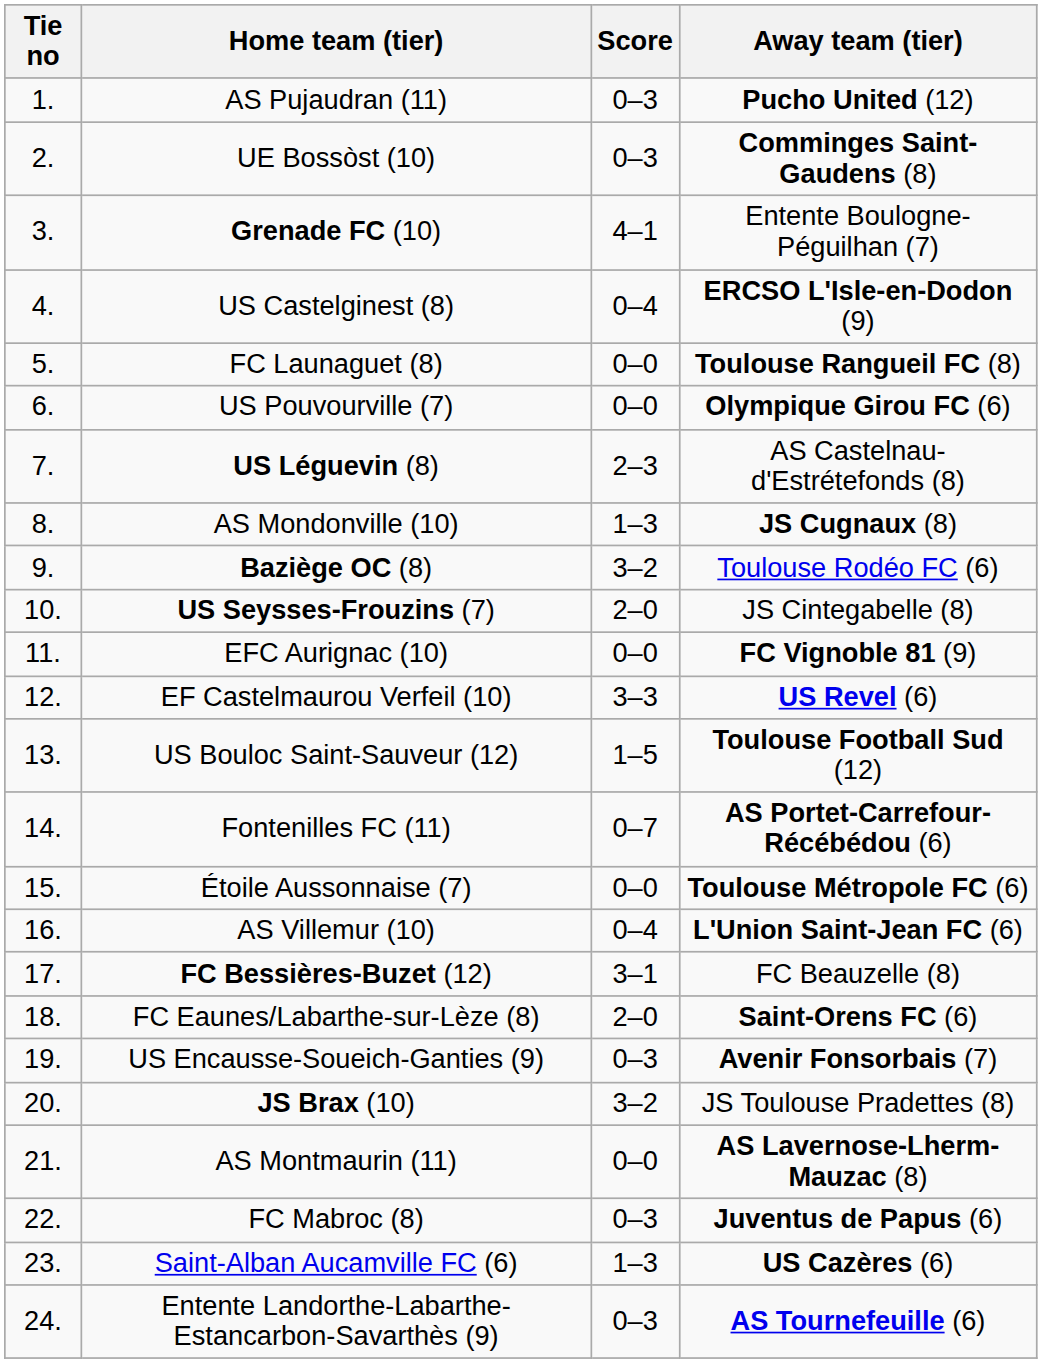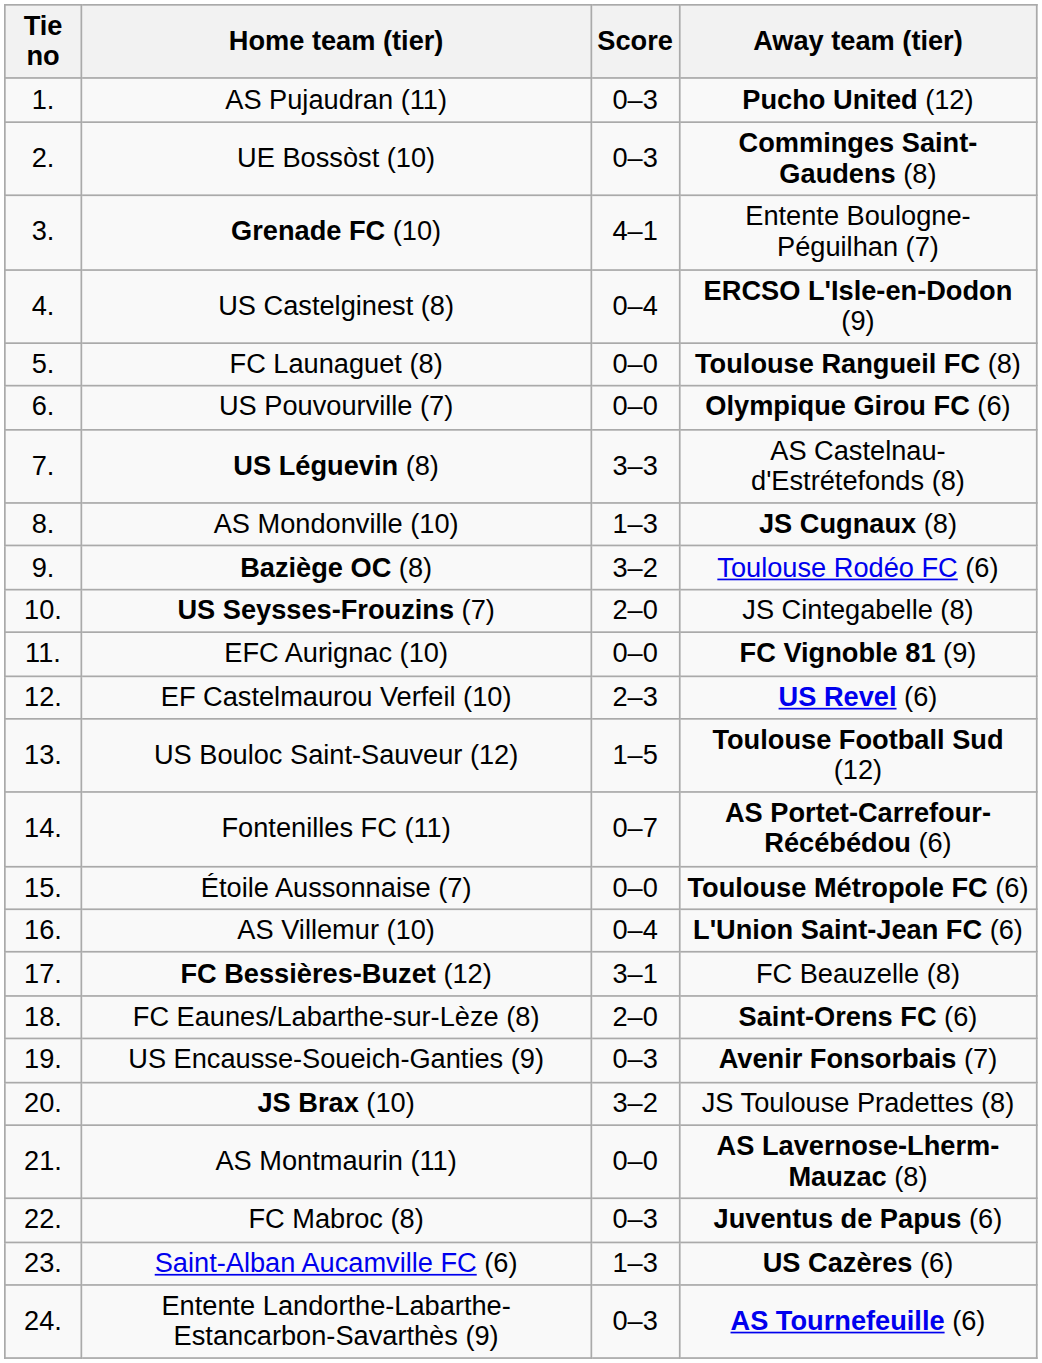(635, 465) 2–3 -> (635, 465) 3–3
(635, 696) 3–3 -> (635, 696) 2–3
